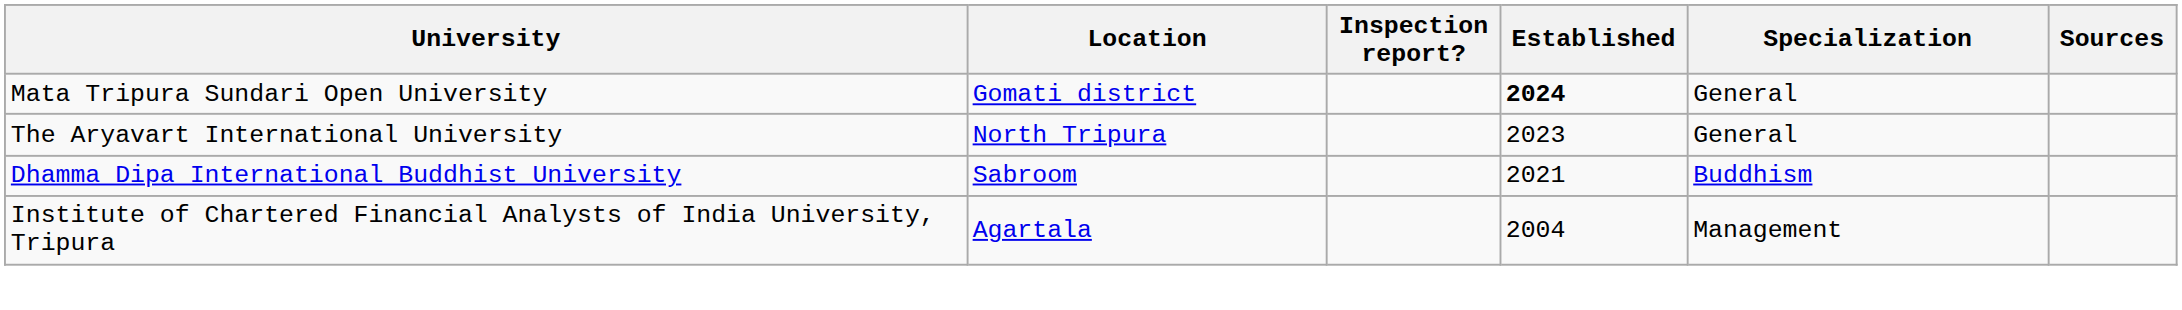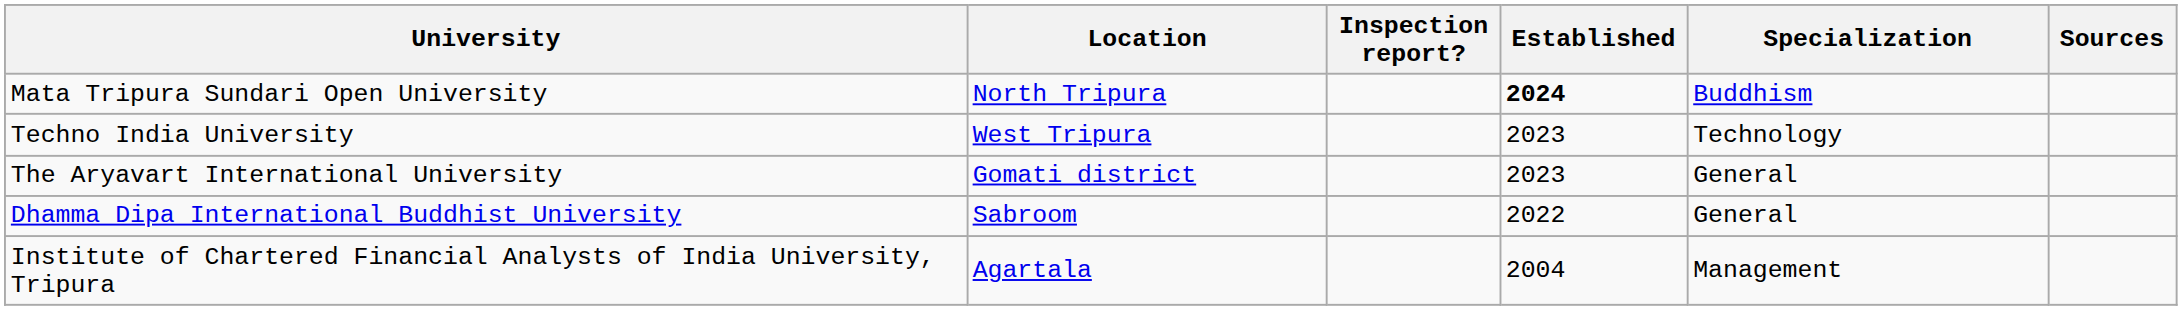(1084, 94) Gomati district -> (1069, 94) North Tripura
(1745, 94) General -> (1753, 94) Buddhism
+ row: (182, 135)
(1069, 135) North Tripura -> (1084, 175) Gomati district
(1536, 175) 2021 -> (1536, 216) 2022
(1753, 175) Buddhism -> (1745, 216) General
